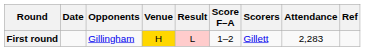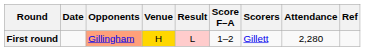(111, 38) no background -> (111, 38) lightsalmon background
(311, 38) 2,283 -> (311, 38) 2,280
